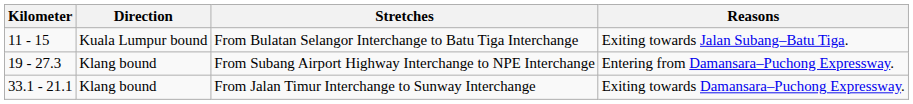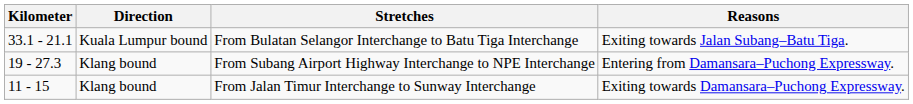(29, 39) 11 - 15 -> (40, 39) 33.1 - 21.1
(40, 87) 33.1 - 21.1 -> (29, 87) 11 - 15
